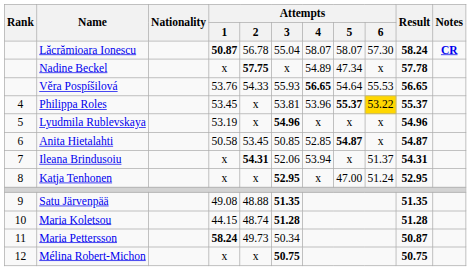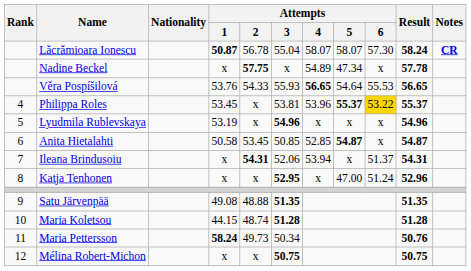(415, 178) 52.95 -> (415, 178) 52.96
(415, 238) 50.87 -> (415, 238) 50.76
